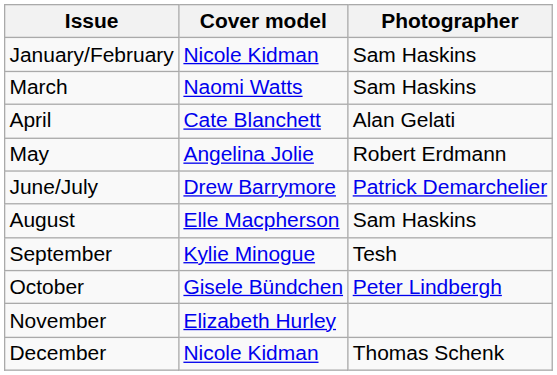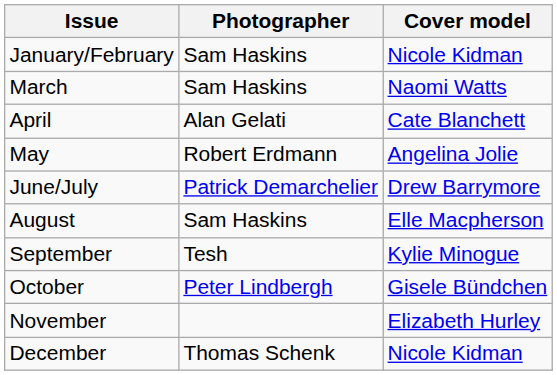columns swapped: (263, 21) <-> (450, 21)
